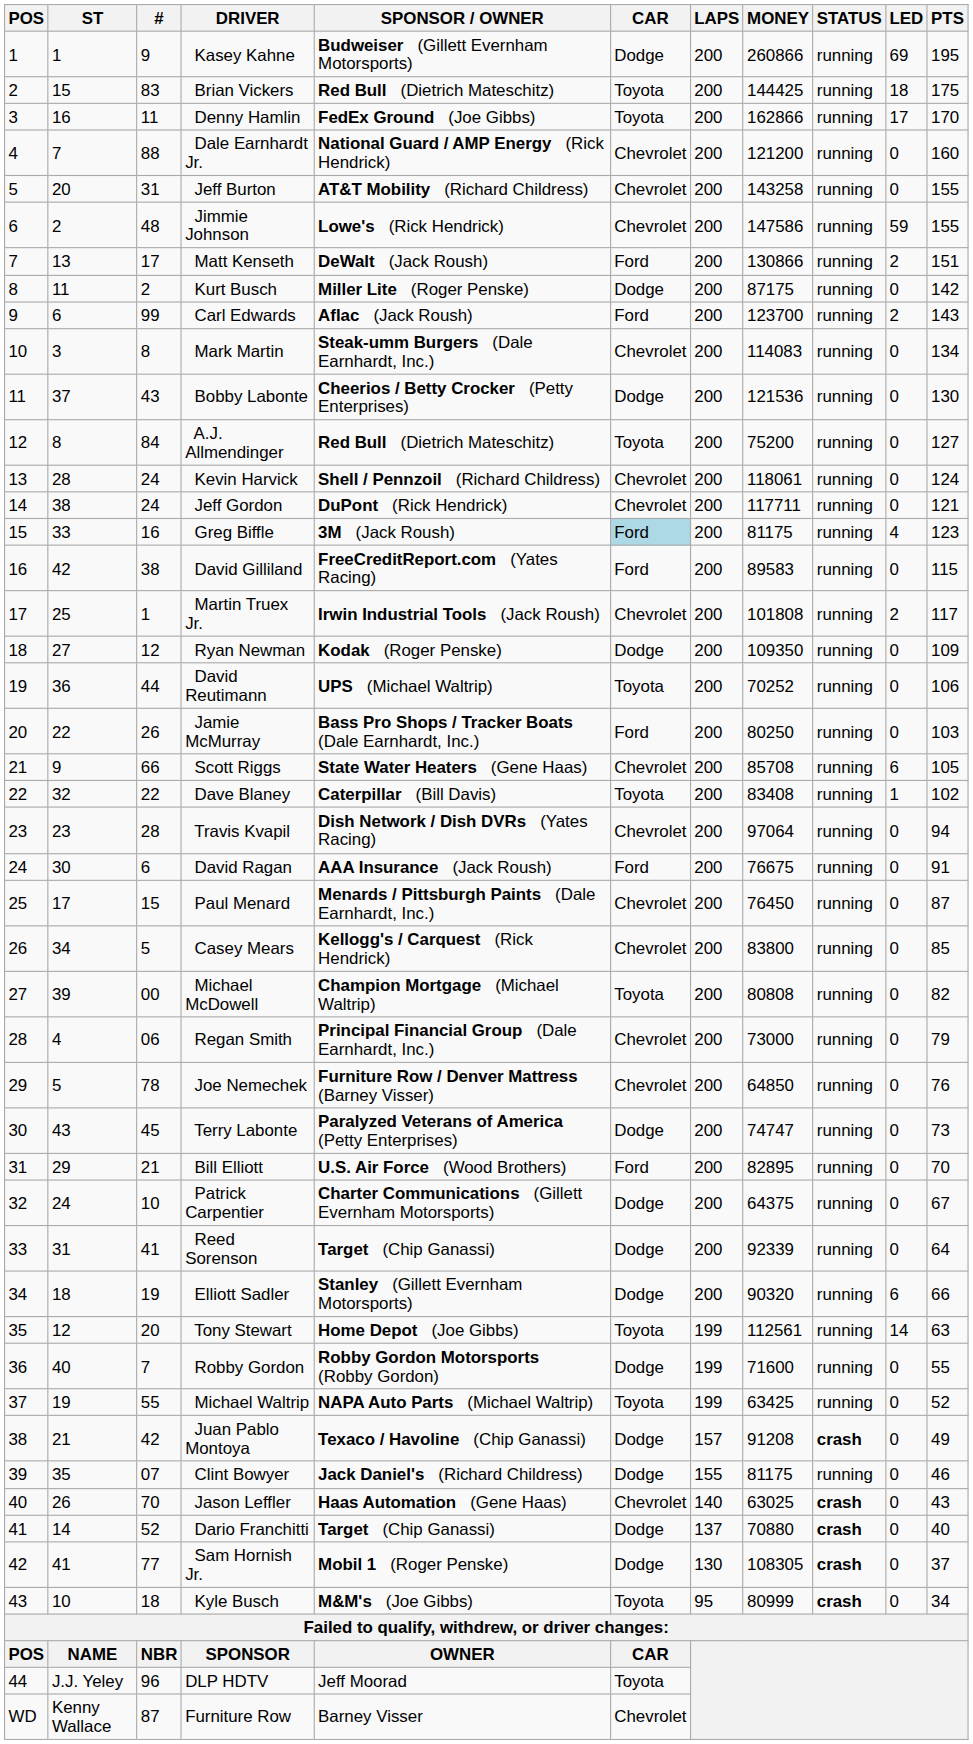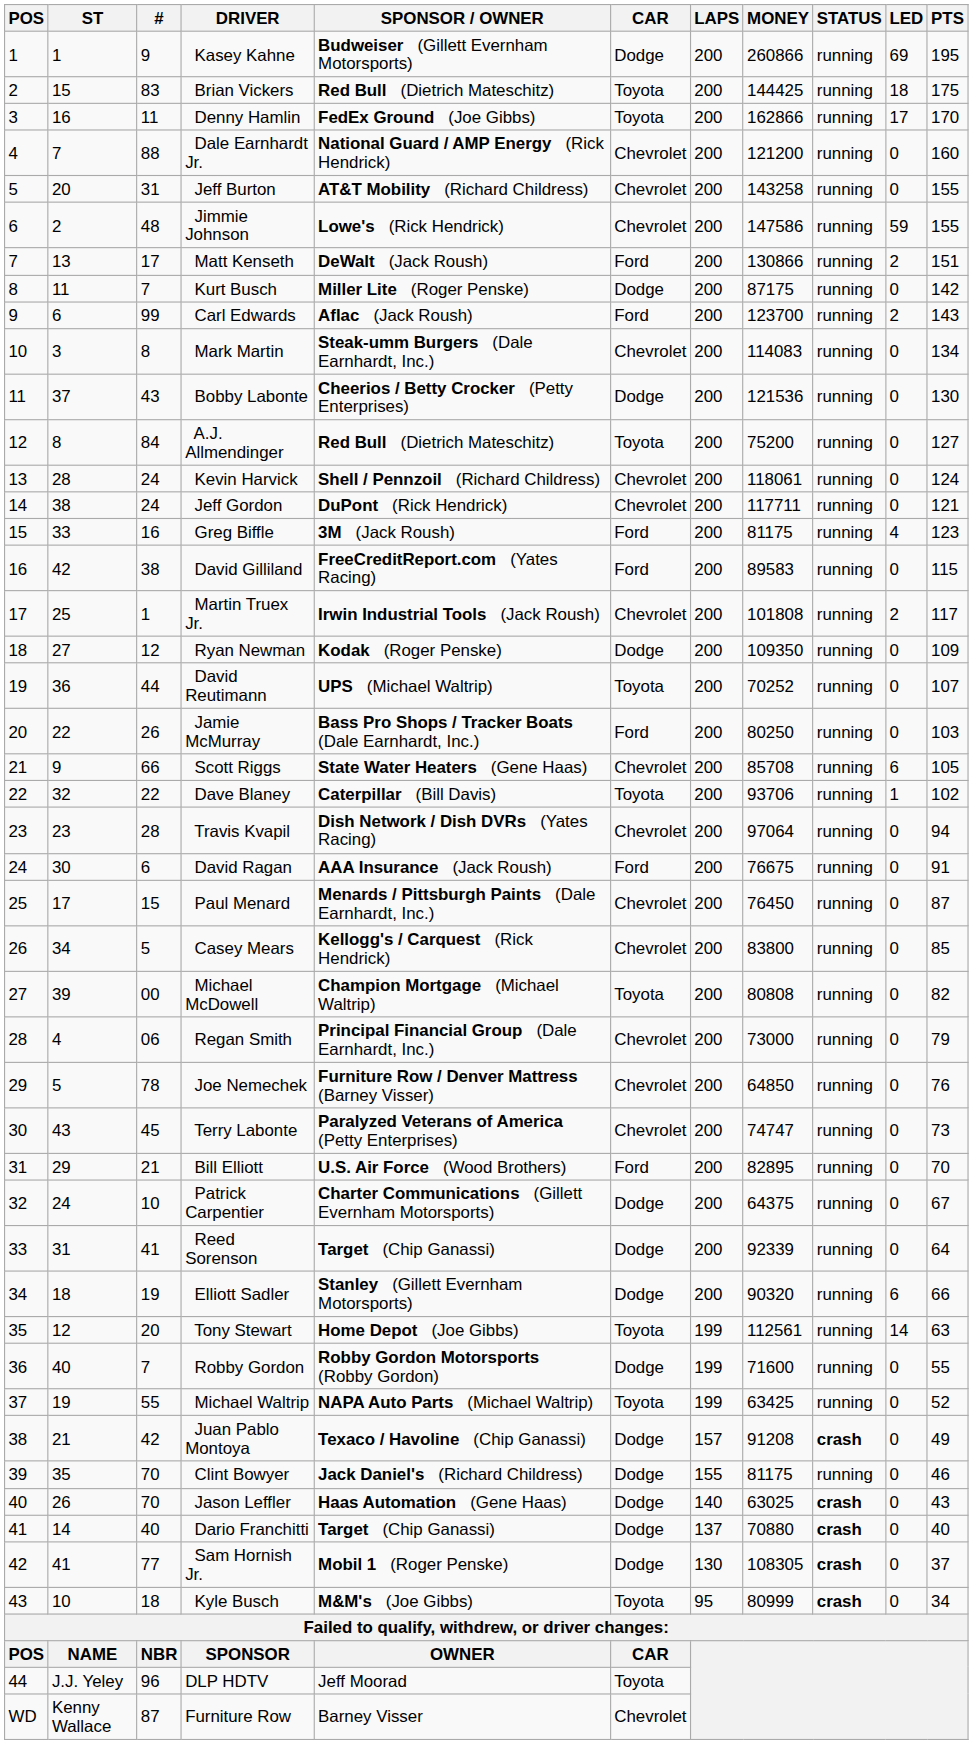(145, 288) 2 -> (145, 288) 7
(632, 532) lightblue background -> (632, 532) no background
(945, 686) 106 -> (945, 686) 107
(771, 794) 83408 -> (771, 794) 93706
(639, 1131) Dodge -> (650, 1131) Chevrolet
(150, 1475) 07 -> (150, 1475) 70
(650, 1502) Chevrolet -> (639, 1502) Dodge
(150, 1528) 52 -> (150, 1528) 40
